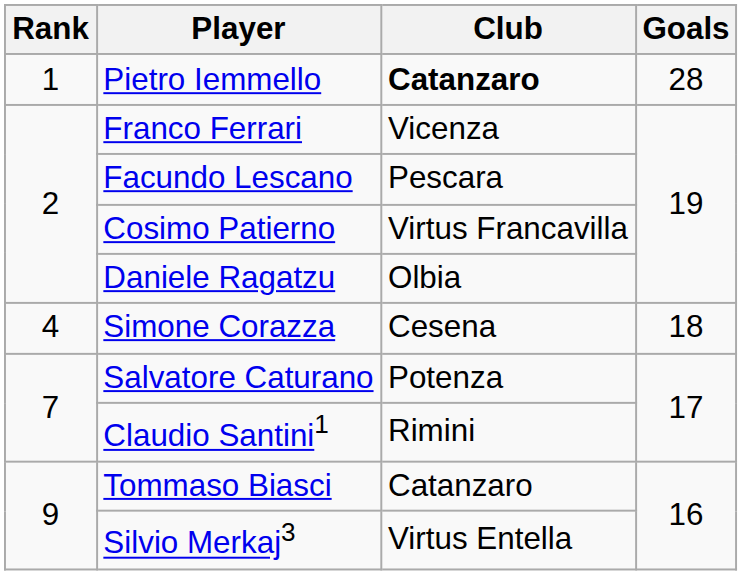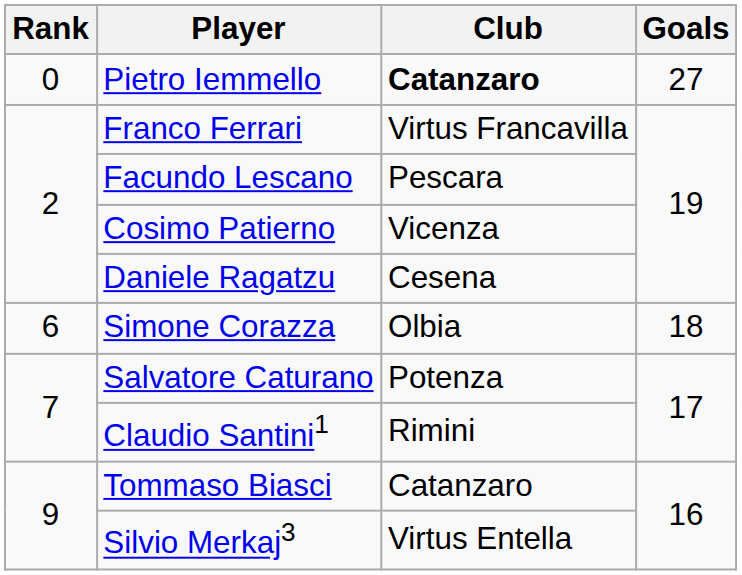(51, 79) 1 -> (51, 79) 0
(686, 79) 28 -> (686, 79) 27
(444, 128) Vicenza -> (508, 128) Virtus Francavilla
(508, 228) Virtus Francavilla -> (444, 228) Vicenza
(425, 278) Olbia -> (442, 278) Cesena
(51, 327) 4 -> (51, 327) 6
(442, 327) Cesena -> (425, 327) Olbia
